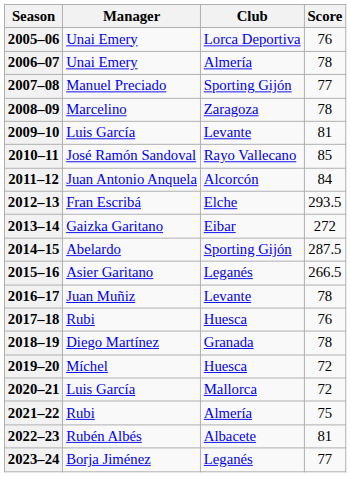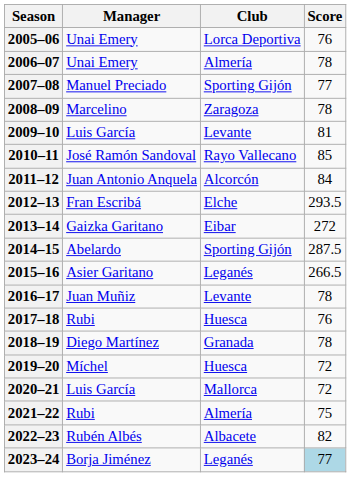(325, 436) 81 -> (325, 436) 82
(325, 459) no background -> (325, 459) lightblue background
